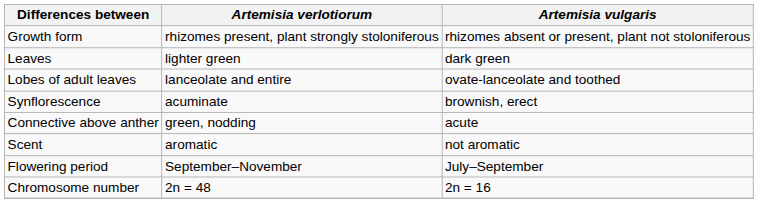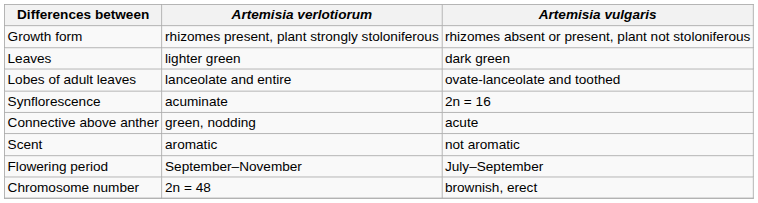(491, 101) brownish, erect -> (468, 101) 2n = 16
(468, 187) 2n = 16 -> (491, 187) brownish, erect
